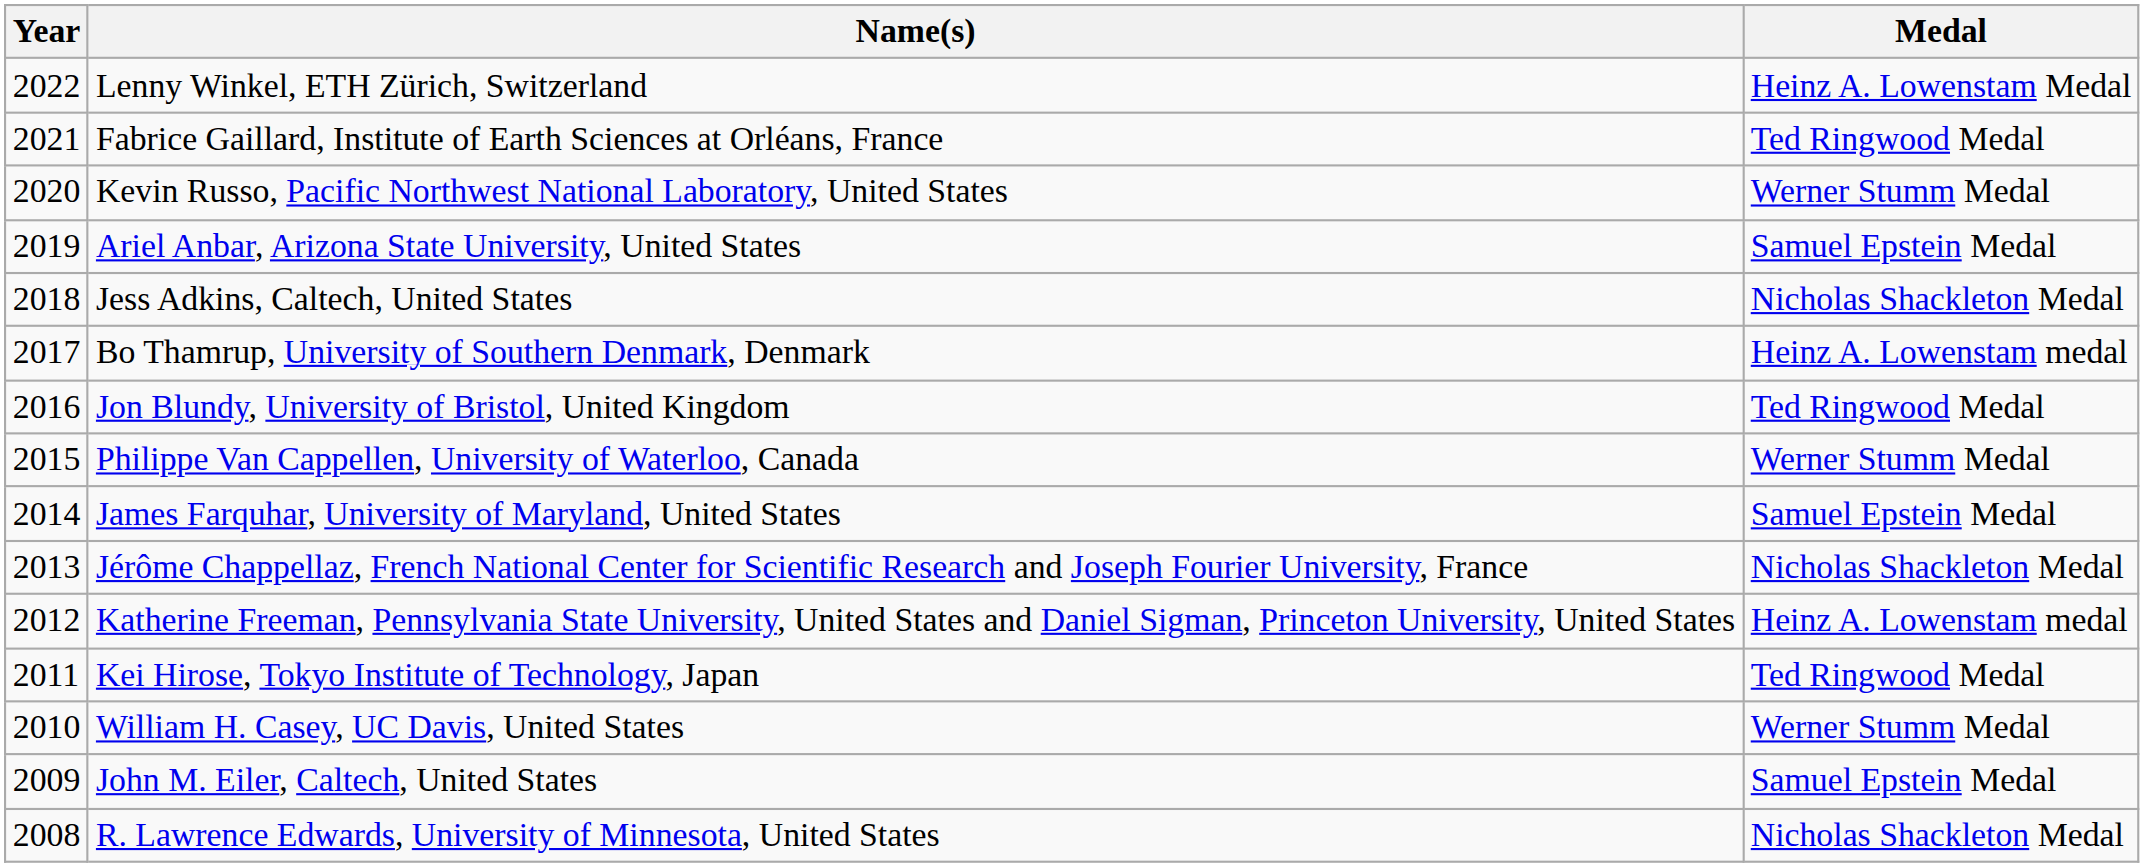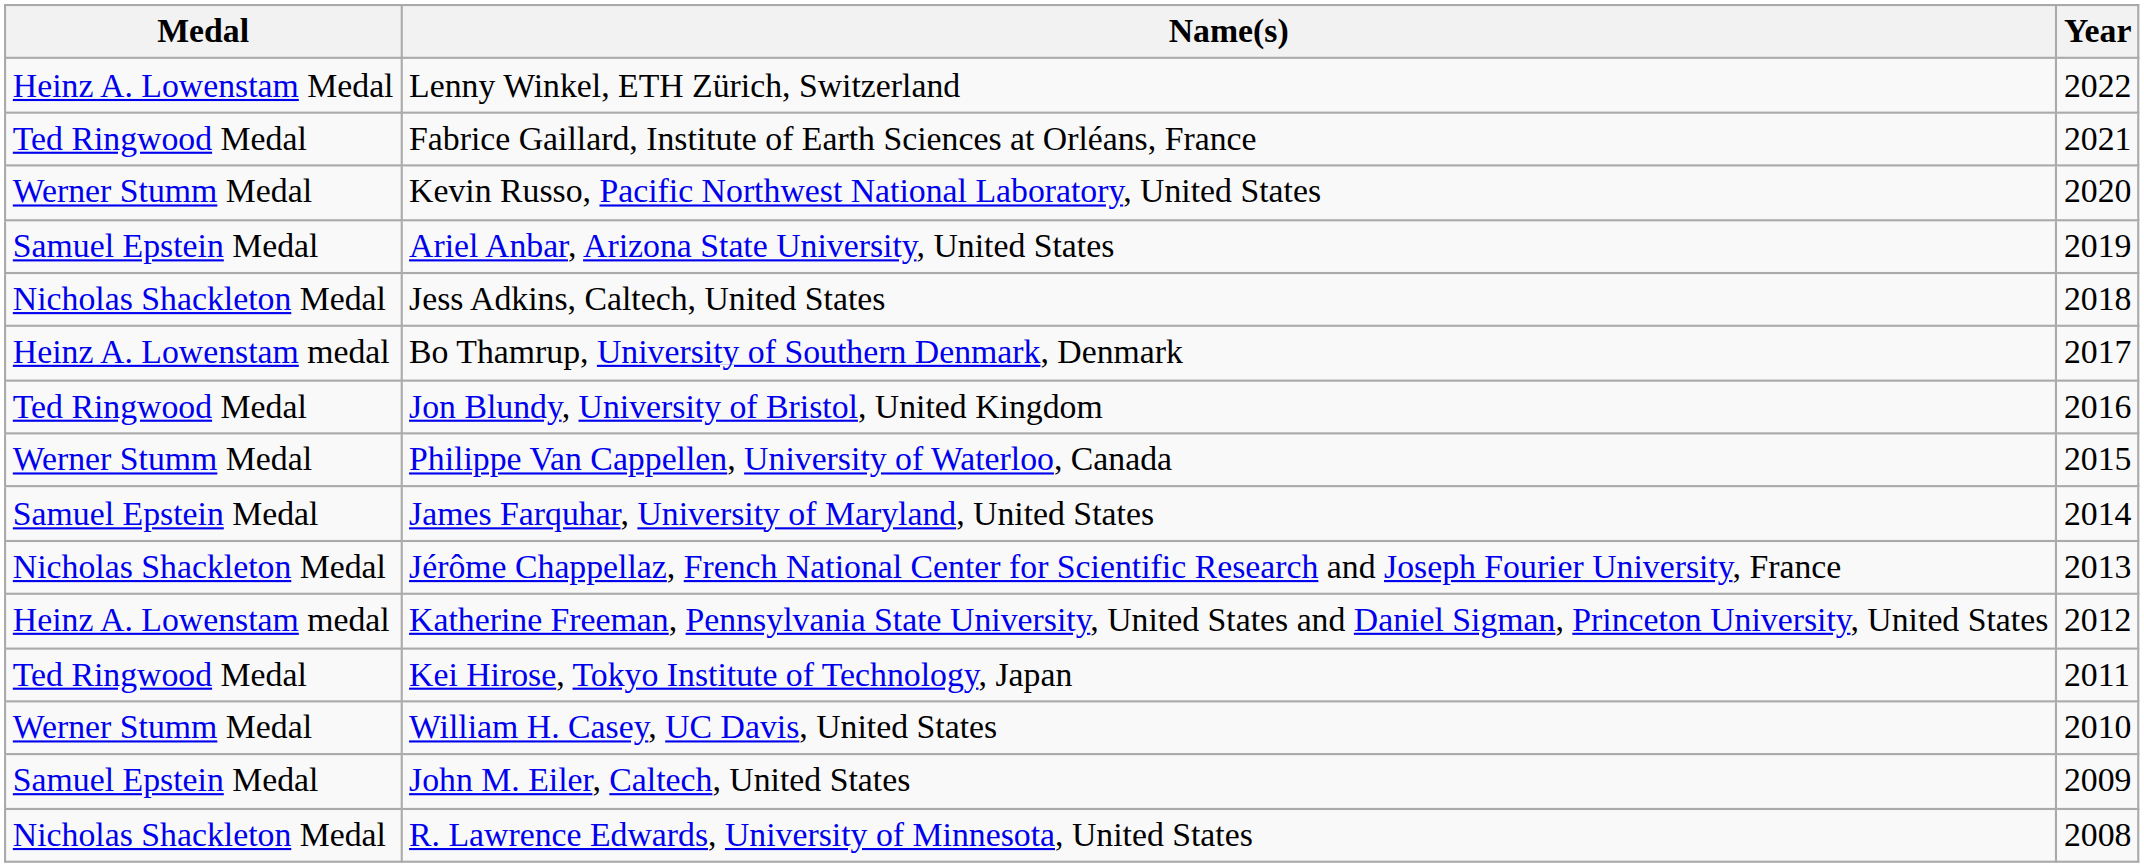columns swapped: (47, 31) <-> (1941, 31)
